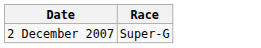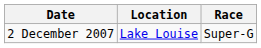+ column: (159, 14)
